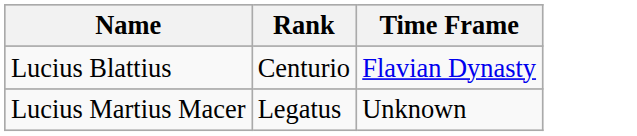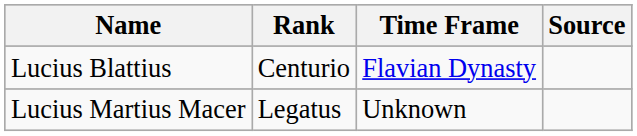+ column: (587, 25)
